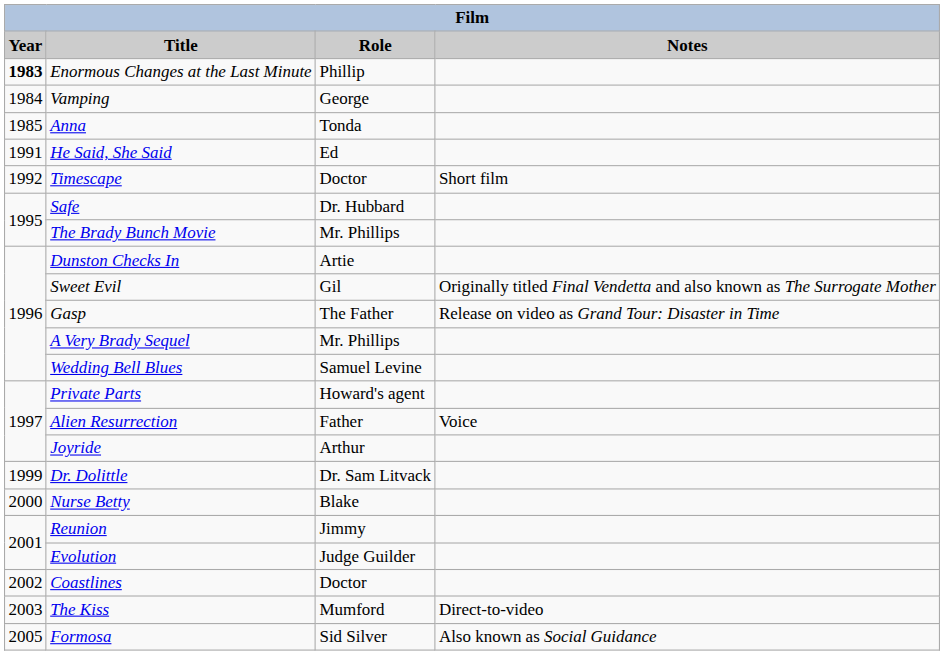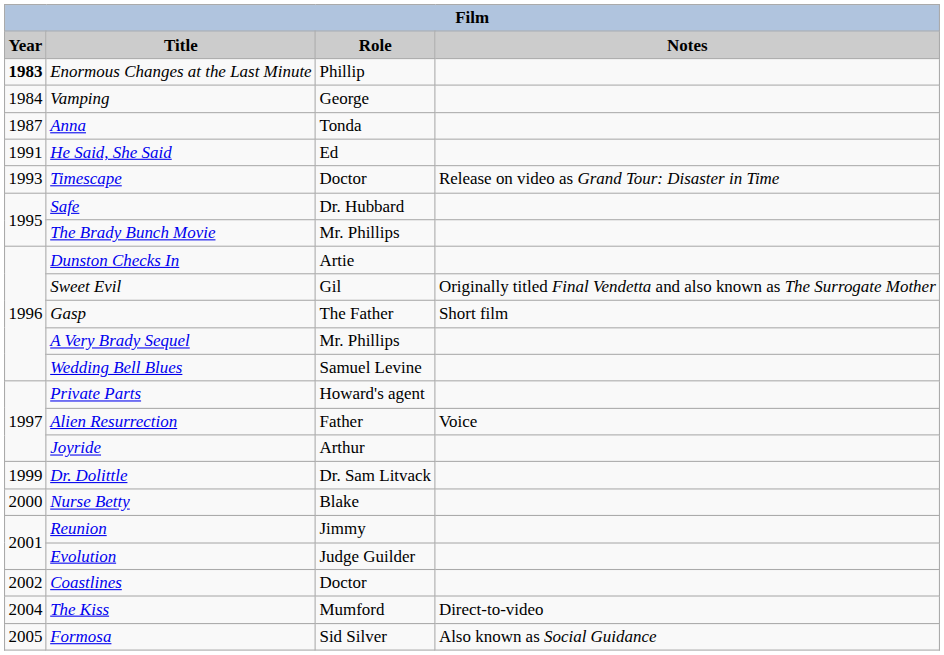(25, 125) 1985 -> (25, 125) 1987
(25, 179) 1992 -> (25, 179) 1993
(474, 179) Short film -> (609, 179) Release on video as Grand Tour: Disaster in Time
(609, 313) Release on video as Grand Tour: Disaster in Time -> (474, 313) Short film
(25, 609) 2003 -> (25, 609) 2004
